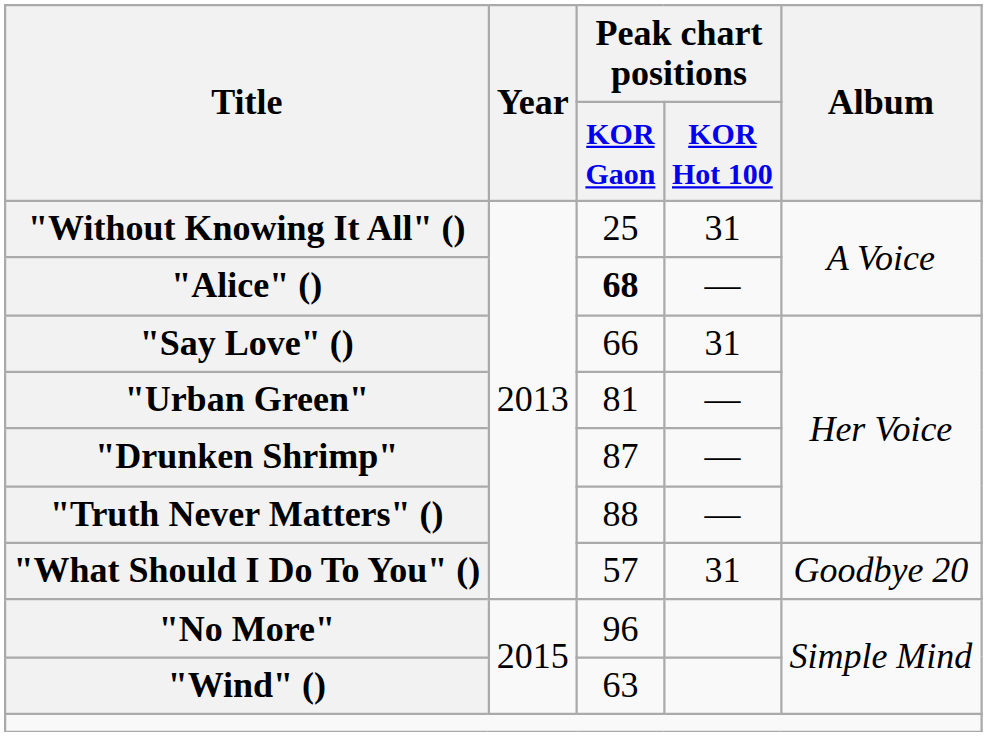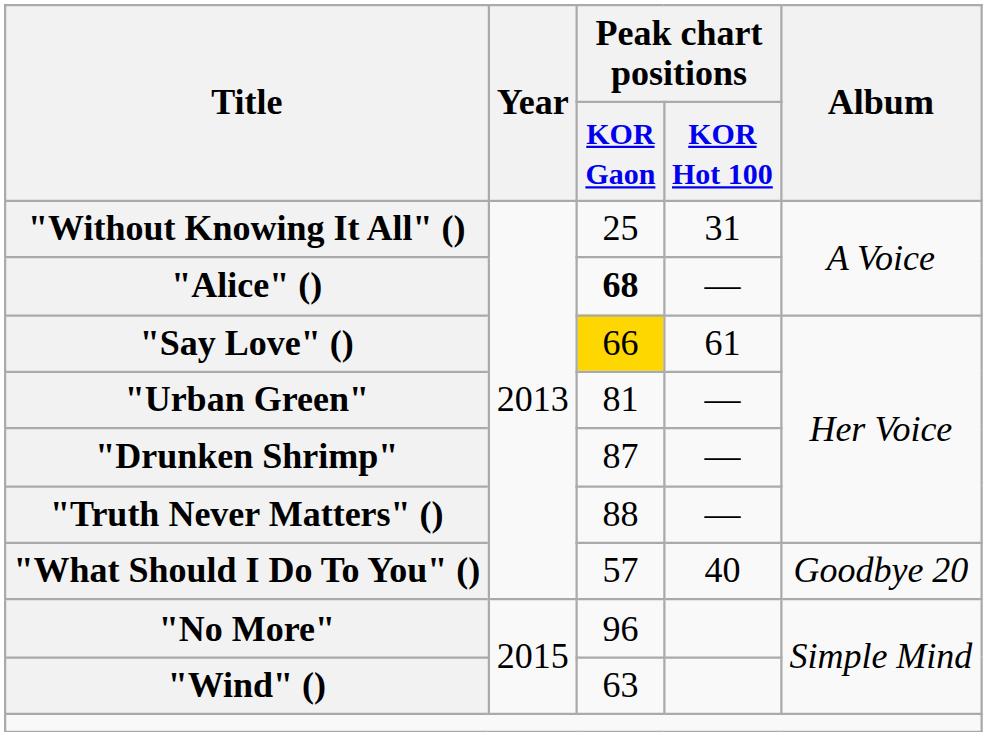(620, 342) no background -> (620, 342) gold background
(722, 342) 31 -> (722, 342) 61
(722, 570) 31 -> (722, 570) 40
